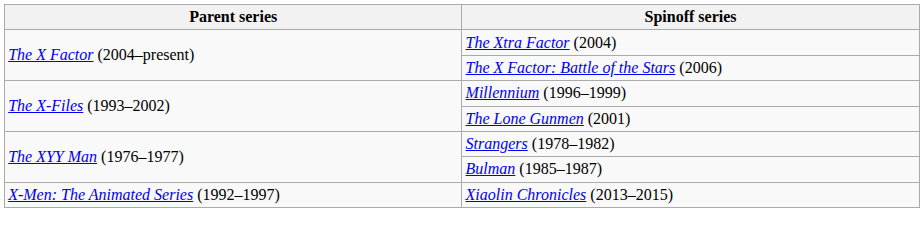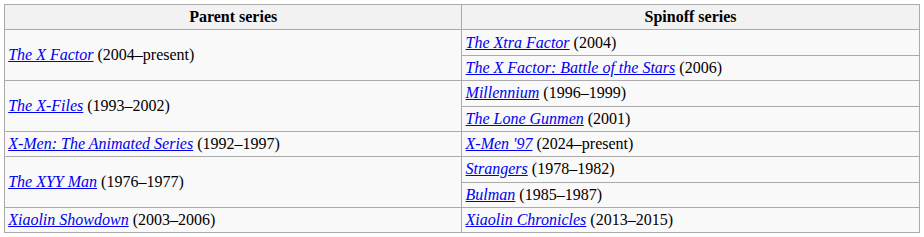+ row: (549, 144)
(144, 194) X-Men: The Animated Series (1992–1997) -> (112, 220) Xiaolin Showdown (2003–2006)
